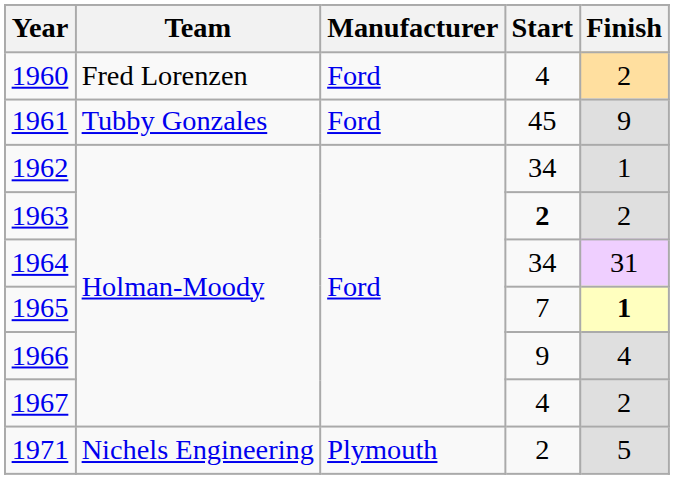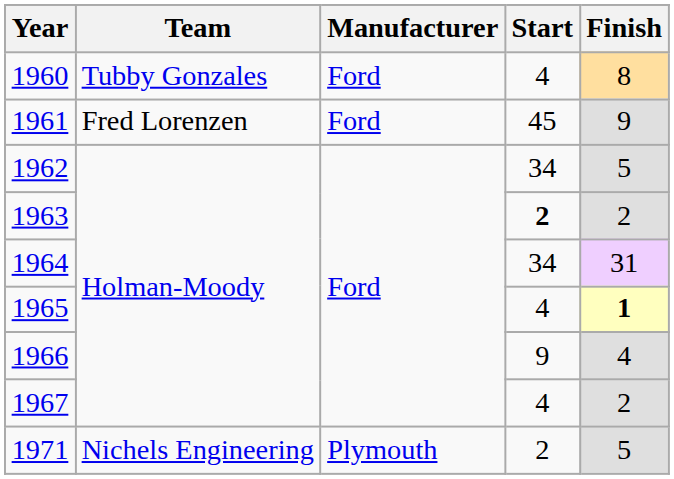(165, 75) Fred Lorenzen -> (174, 75) Tubby Gonzales
(624, 75) 2 -> (624, 75) 8
(174, 121) Tubby Gonzales -> (165, 121) Fred Lorenzen
(624, 168) 1 -> (624, 168) 5
(542, 309) 7 -> (542, 309) 4
